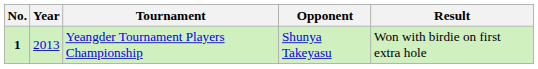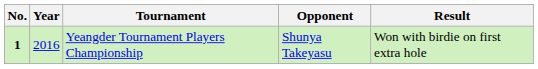(46, 45) 2013 -> (46, 45) 2016
